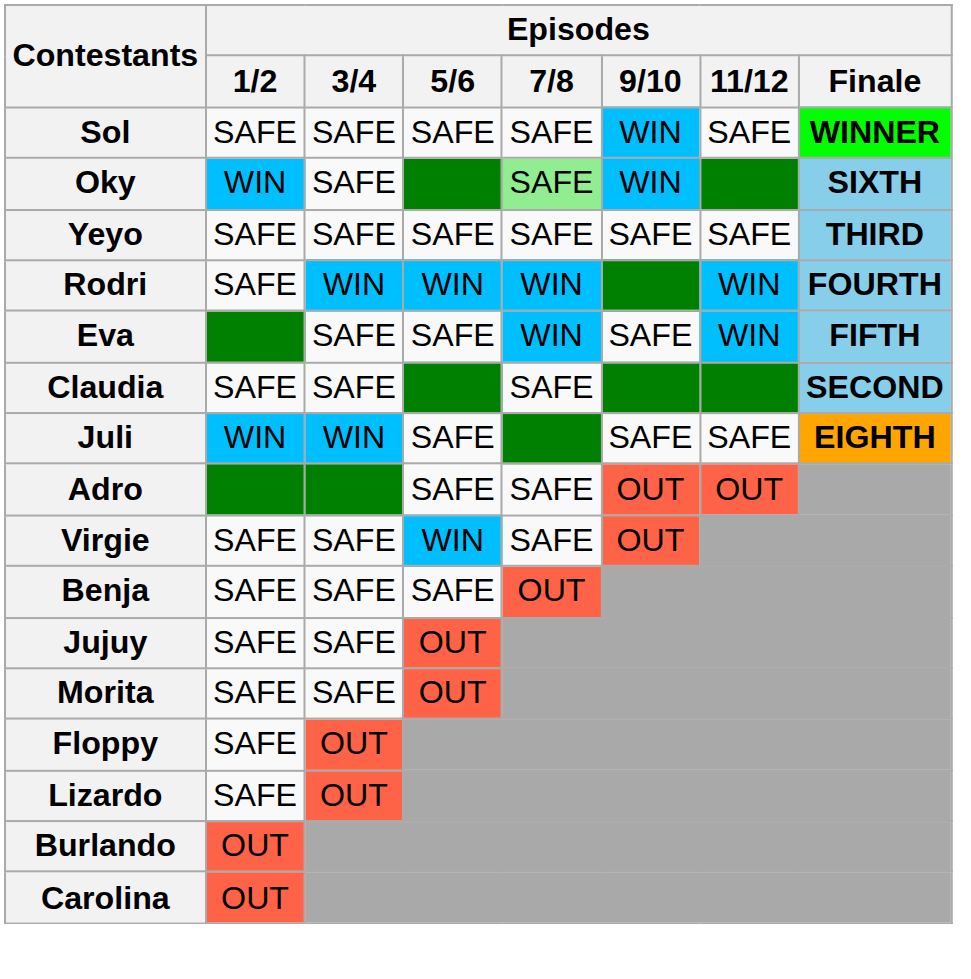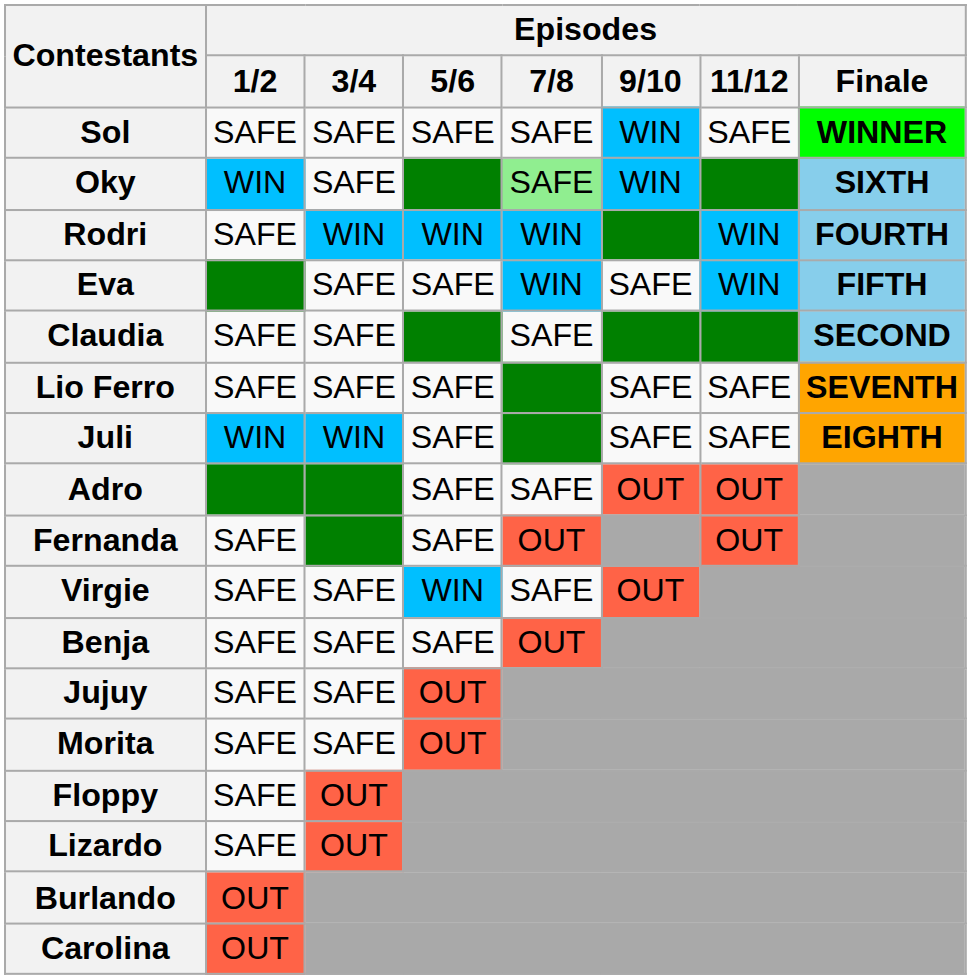- row: (105, 234)
+ row: (105, 387)
+ row: (105, 540)
